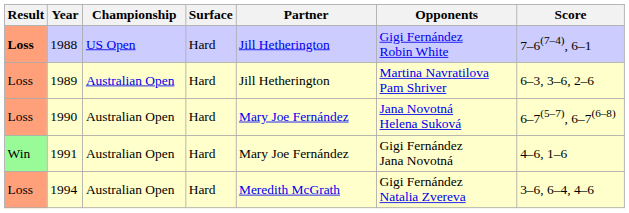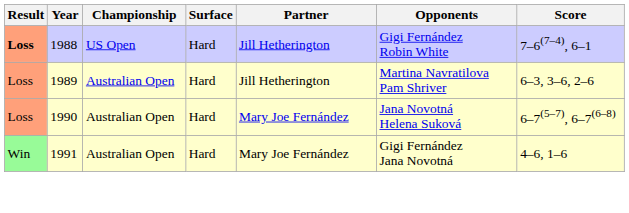- row: (64, 189)
